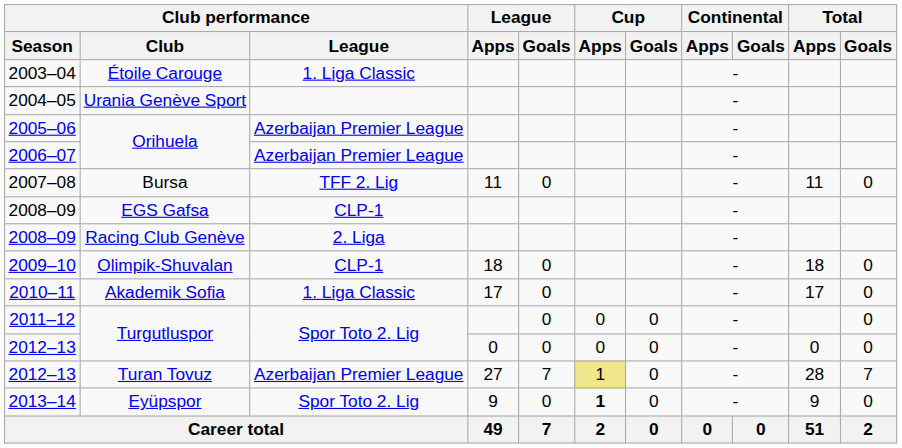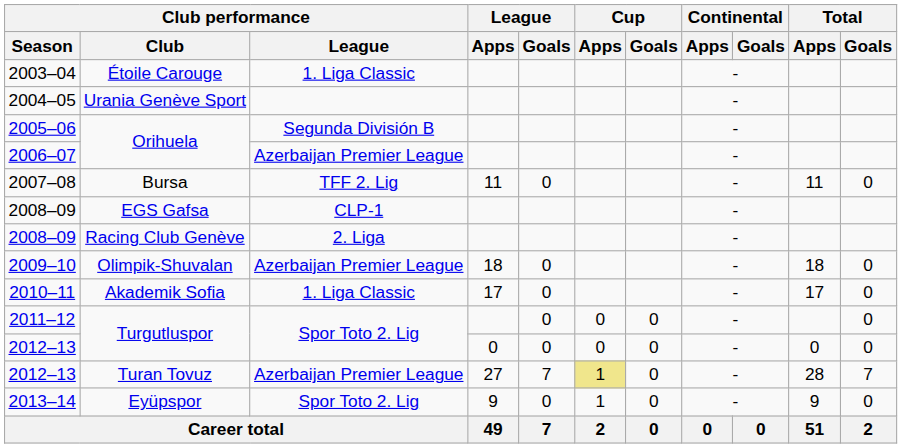(359, 127) Azerbaijan Premier League -> (359, 127) Segunda División B
(359, 264) CLP-1 -> (359, 264) Azerbaijan Premier League
(600, 401) bold -> (600, 401) normal
